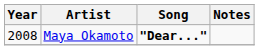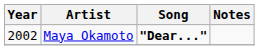(22, 35) 2008 -> (22, 35) 2002
